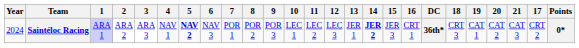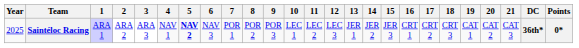columns swapped: (537, 11) <-> (434, 11)
(15, 30) 2024 -> (15, 30) 2025
(373, 30) bold -> (372, 30) normal
